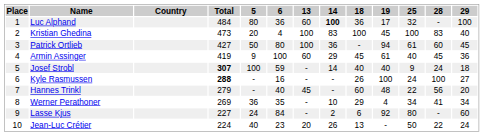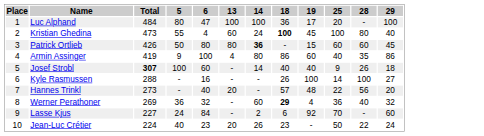- column: (171, 11)
(280, 22) 36 -> (206, 22) 47
(306, 22) 60 -> (232, 22) 100
(333, 22) bold -> (258, 22) normal
(412, 22) 32 -> (338, 22) 20
(254, 34) 20 -> (179, 34) 55
(306, 34) 100 -> (232, 34) 60
(333, 34) 83 -> (258, 34) 24
(359, 34) normal -> (285, 34) bold
(438, 34) 83 -> (364, 34) 80
(224, 45) 427 -> (150, 45) 426
(306, 45) 100 -> (232, 45) 80
(333, 45) normal -> (258, 45) bold
(386, 45) 94 -> (311, 45) 15
(412, 45) 61 -> (338, 45) 60
(306, 56) 60 -> (232, 56) 4
(333, 56) 29 -> (258, 56) 80
(359, 56) 45 -> (285, 56) 86
(386, 56) 61 -> (311, 56) 60
(438, 56) 45 -> (364, 56) 35
(465, 56) 36 -> (390, 56) 86
(280, 68) 59 -> (206, 68) 60
(438, 68) 24 -> (364, 68) 26
(224, 79) bold -> (150, 79) normal
(412, 79) 24 -> (338, 79) 14
(224, 91) 279 -> (150, 91) 273
(306, 91) 45 -> (232, 91) 20
(359, 91) 60 -> (285, 91) 57
(280, 102) 35 -> (206, 102) 32
(333, 102) 10 -> (258, 102) 60
(359, 102) normal -> (285, 102) bold
(412, 102) 34 -> (338, 102) 36
(438, 102) 41 -> (364, 102) 40
(465, 102) 34 -> (390, 102) 32
(412, 114) 80 -> (338, 114) 70
(359, 125) 13 -> (285, 125) 23
